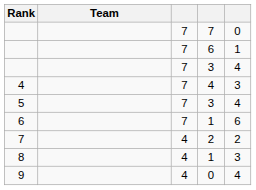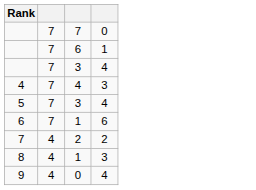- column: (105, 13)
